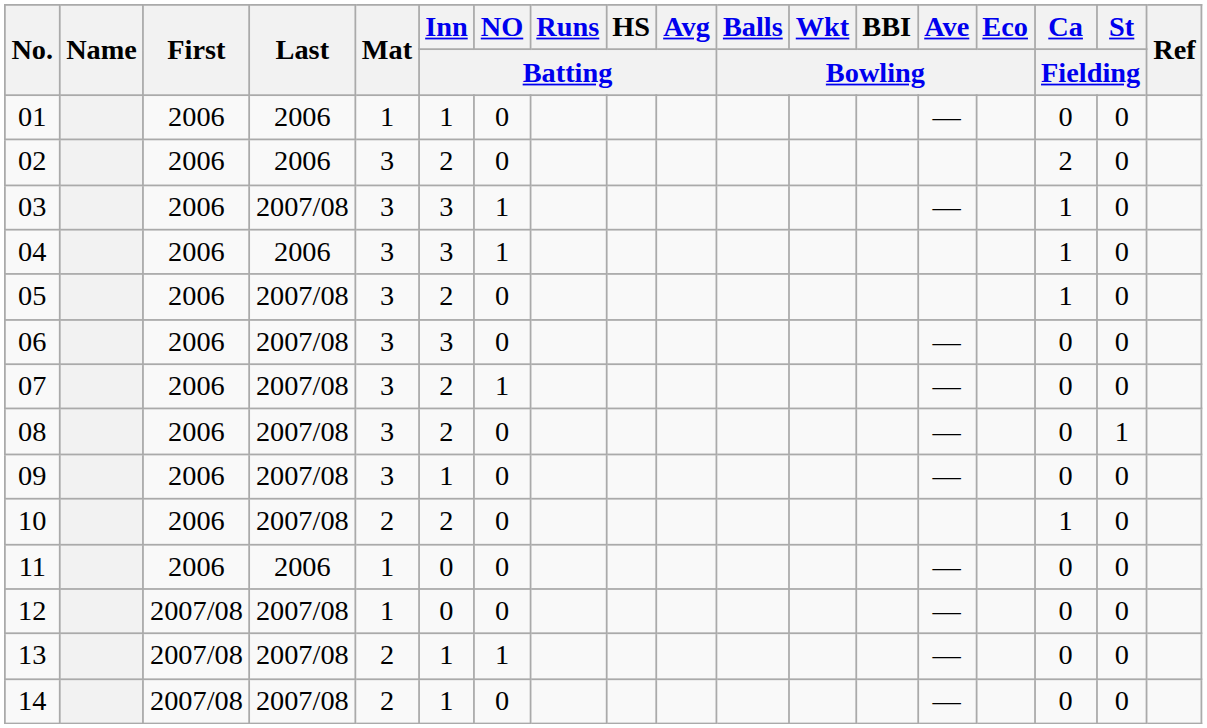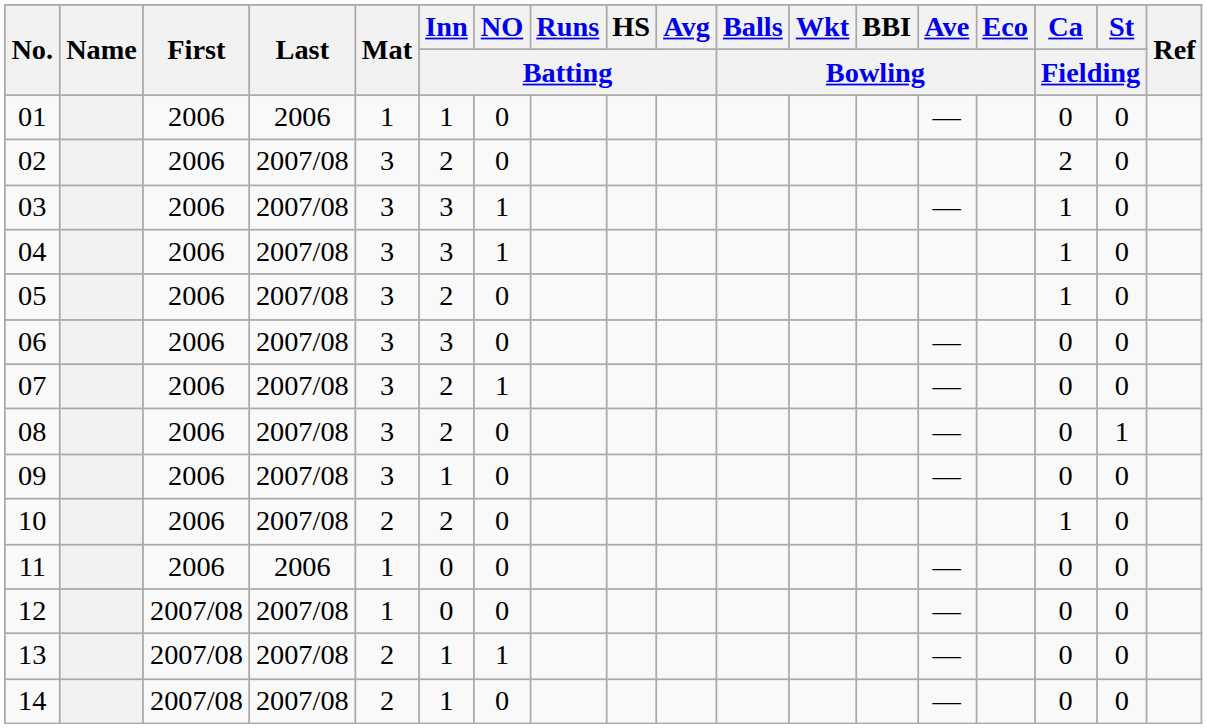(302, 161) 2006 -> (302, 161) 2007/08
(302, 251) 2006 -> (302, 251) 2007/08
